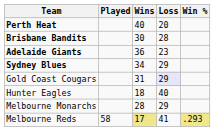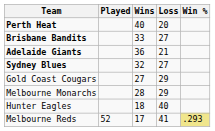(139, 38) 30 -> (139, 38) 33
(163, 38) 28 -> (163, 38) 27
(163, 52) 23 -> (163, 52) 21
(139, 65) 34 -> (139, 65) 32
(163, 65) 29 -> (163, 65) 27
(139, 79) 31 -> (139, 79) 27
(163, 79) lavender background -> (163, 79) no background
rows swapped: (51, 106) <-> (39, 92)
(105, 120) 58 -> (105, 120) 52
(139, 120) khaki background -> (139, 120) no background
